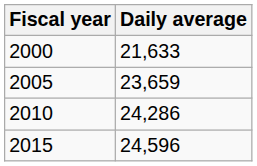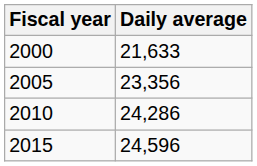(150, 82) 23,659 -> (150, 82) 23,356
